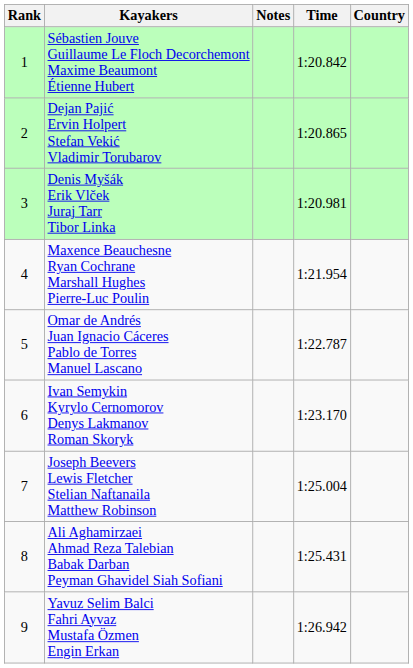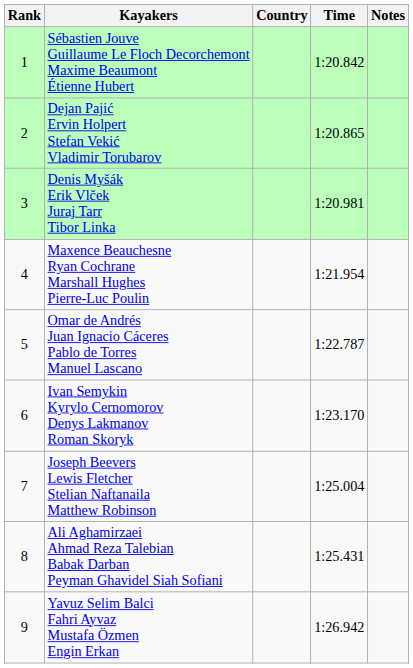columns swapped: (379, 15) <-> (273, 15)
